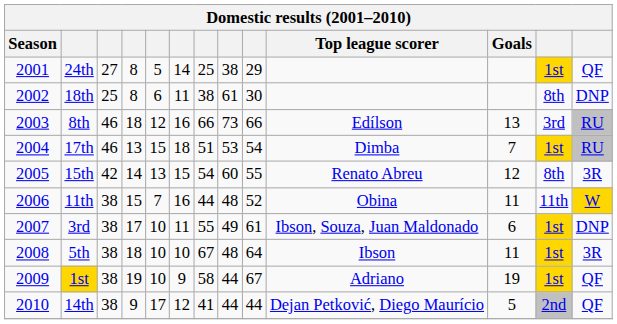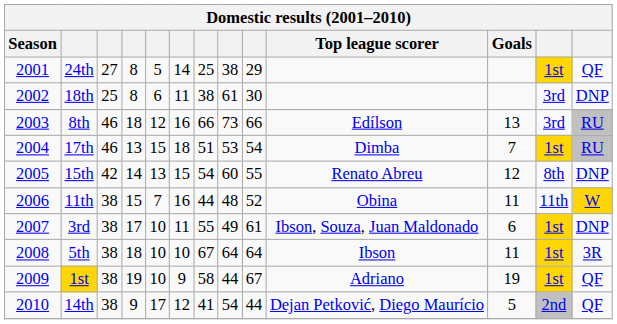(554, 95) 8th -> (554, 95) 3rd
(592, 174) 3R -> (592, 174) DNP
(230, 252) 48 -> (230, 252) 64
(230, 305) 44 -> (230, 305) 54
